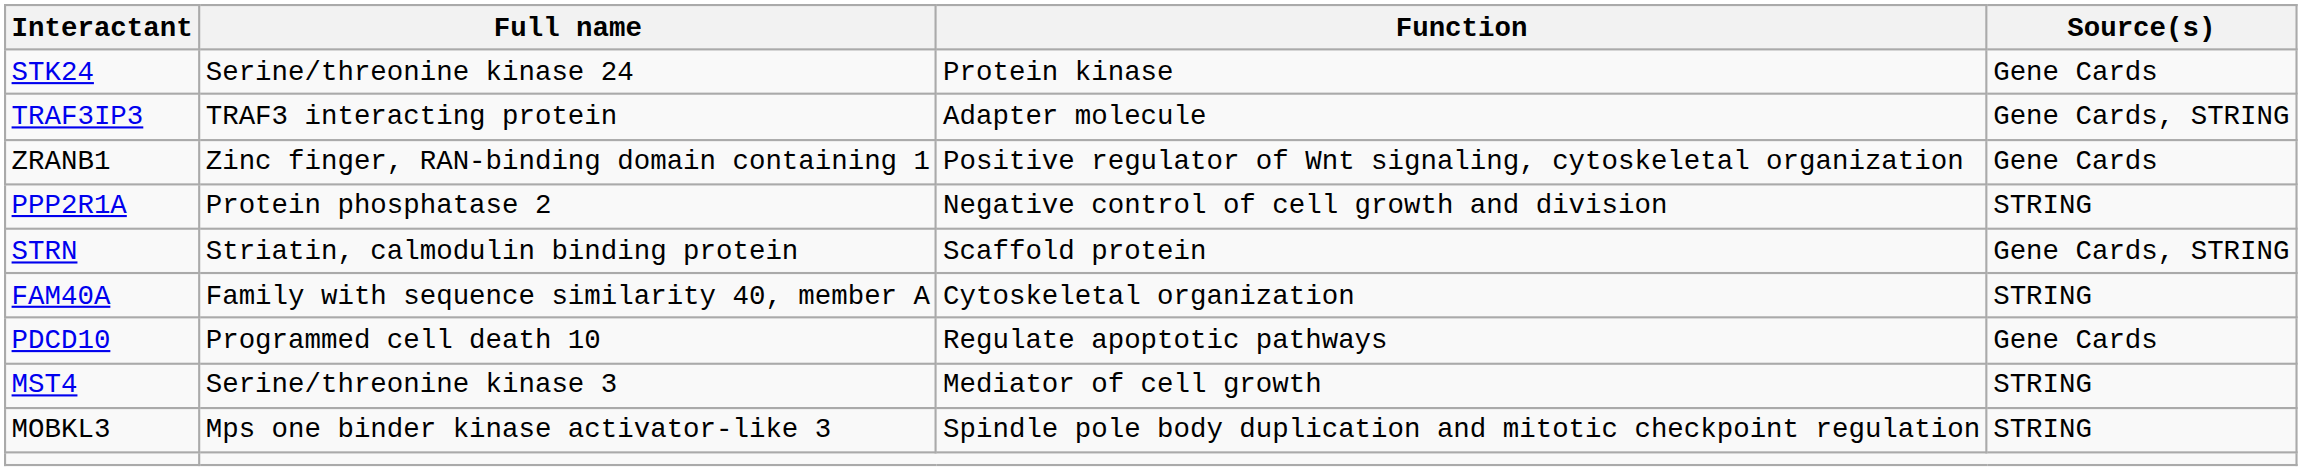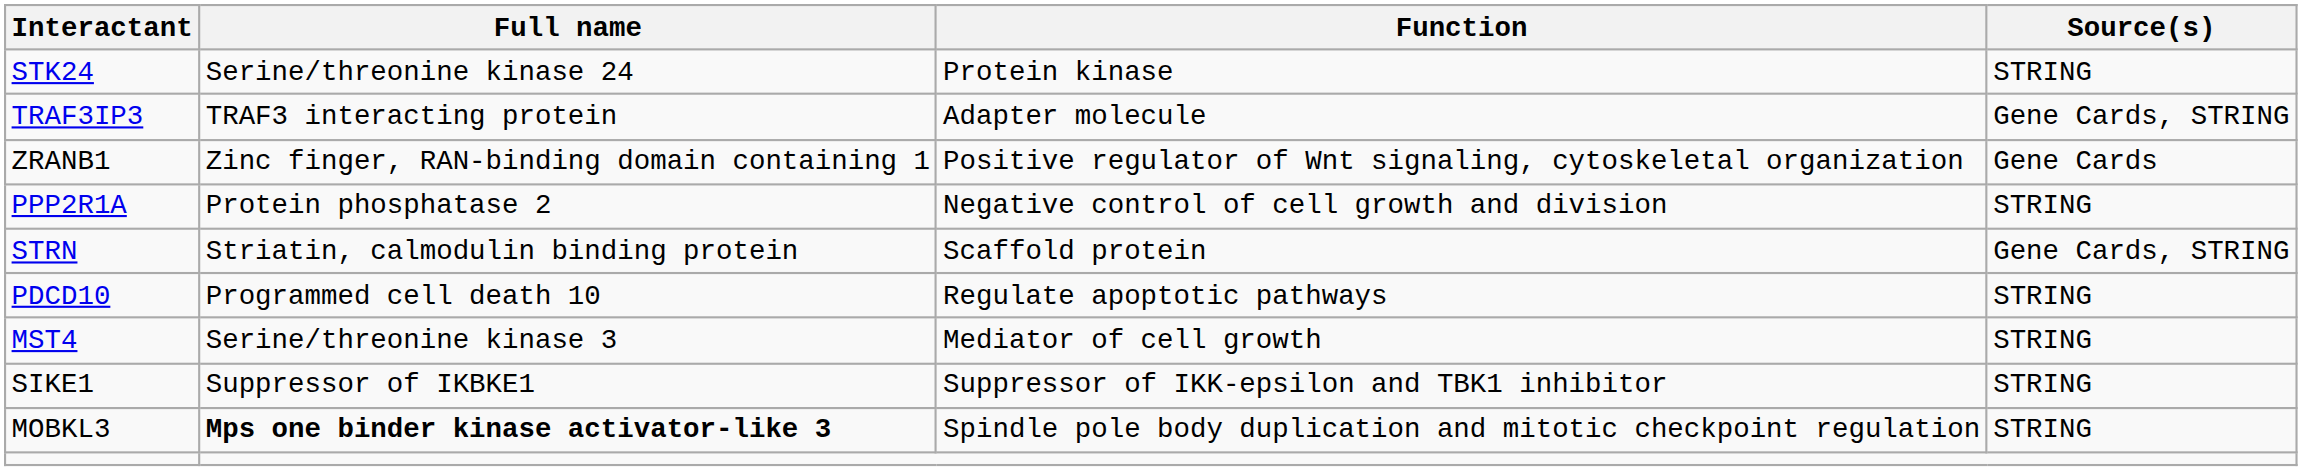(2075, 72) Gene Cards -> (2043, 72) STRING
- row: (61, 296)
(2075, 340) Gene Cards -> (2043, 296) STRING
+ row: (53, 385)
(518, 430) normal -> (518, 430) bold
